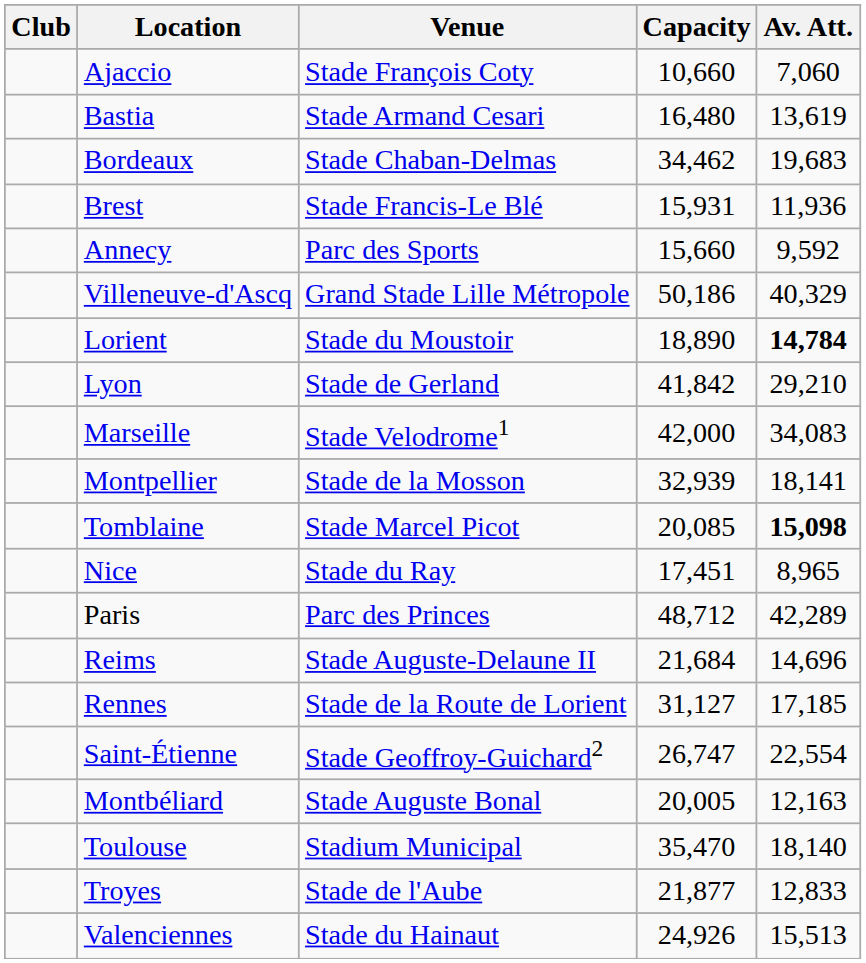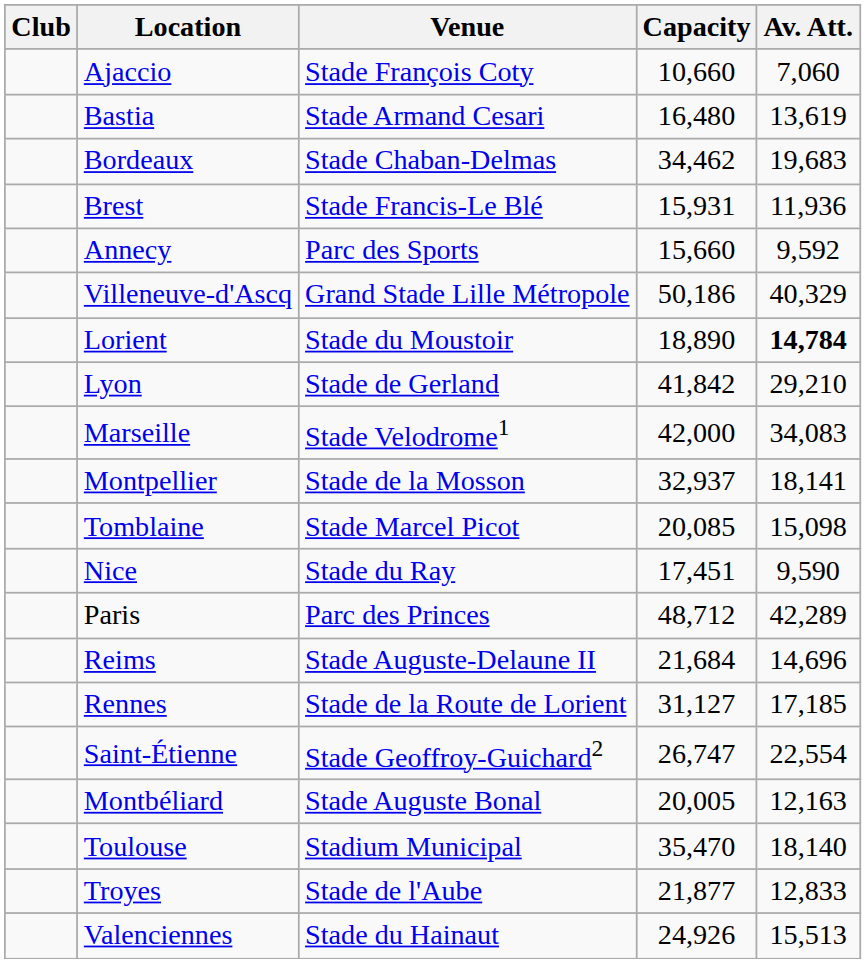(697, 481) 32,939 -> (697, 481) 32,937
(808, 525) bold -> (808, 525) normal
(808, 570) 8,965 -> (808, 570) 9,590
